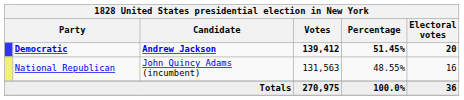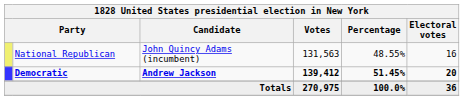rows swapped: (41, 50) <-> (65, 69)
